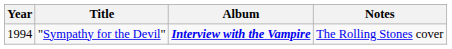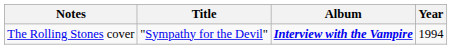columns swapped: (20, 14) <-> (380, 14)
